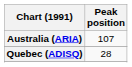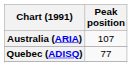(106, 54) 28 -> (106, 54) 77
